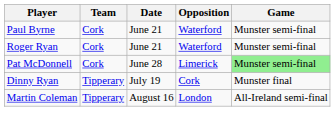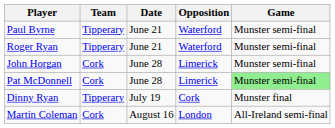(93, 30) Cork -> (103, 30) Tipperary
(93, 47) Cork -> (103, 47) Tipperary
+ row: (34, 64)
(103, 98) Tipperary -> (93, 115) Cork
